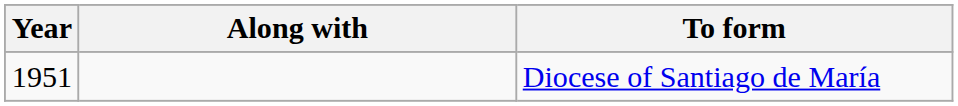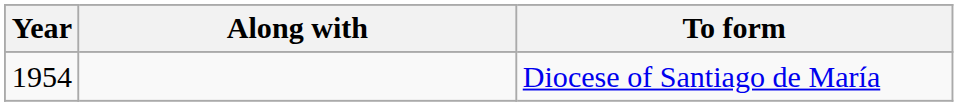(42, 76) 1951 -> (42, 76) 1954
